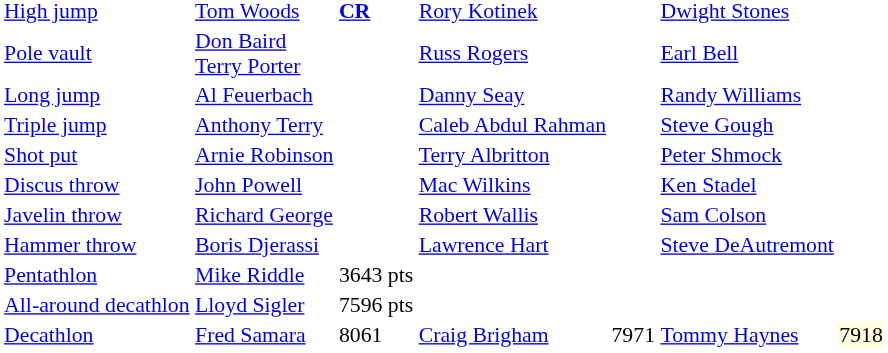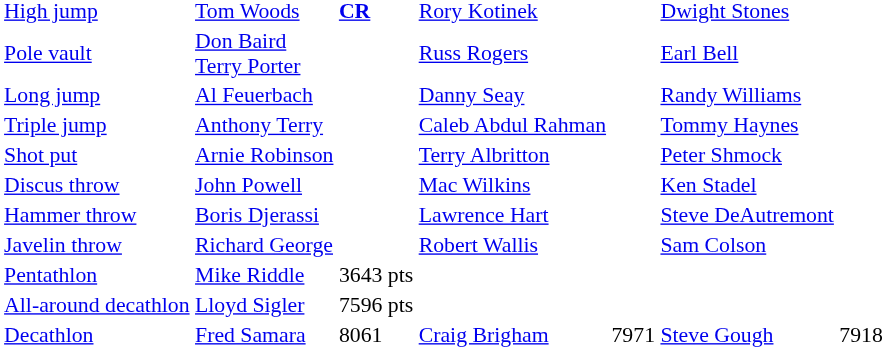(717, 125) Steve Gough -> (729, 125) Tommy Haynes
rows swapped: (70, 245) <-> (63, 215)
(729, 334) Tommy Haynes -> (717, 334) Steve Gough
(861, 334) lightyellow background -> (861, 334) no background
